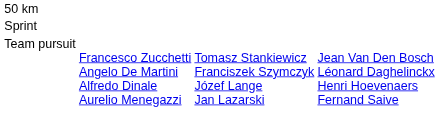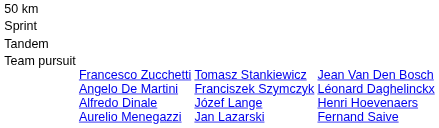+ row: (27, 43)
